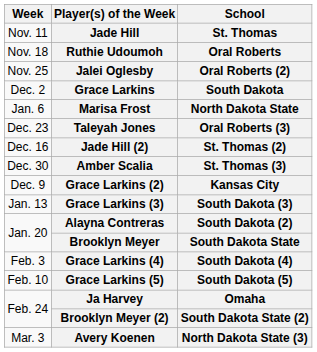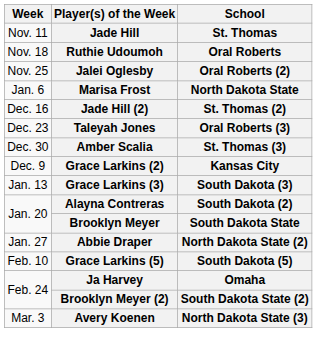- row: (115, 90)
rows swapped: (115, 147) <-> (115, 128)
+ row: (115, 242)
- row: (115, 261)
